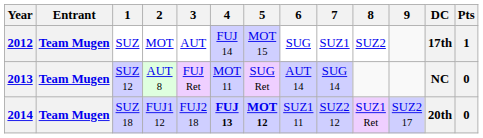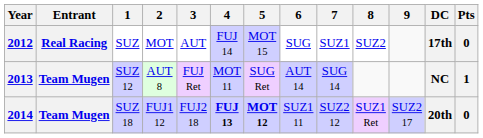(74, 43) Team Mugen -> (74, 43) Real Racing
(466, 43) 1 -> (466, 43) 0
(466, 79) 0 -> (466, 79) 1
